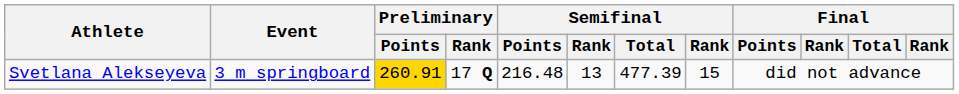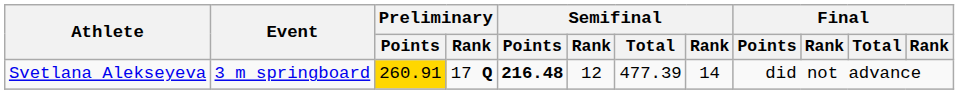(532, 74) normal -> (532, 74) bold
(591, 74) 13 -> (591, 74) 12
(710, 74) 15 -> (710, 74) 14
